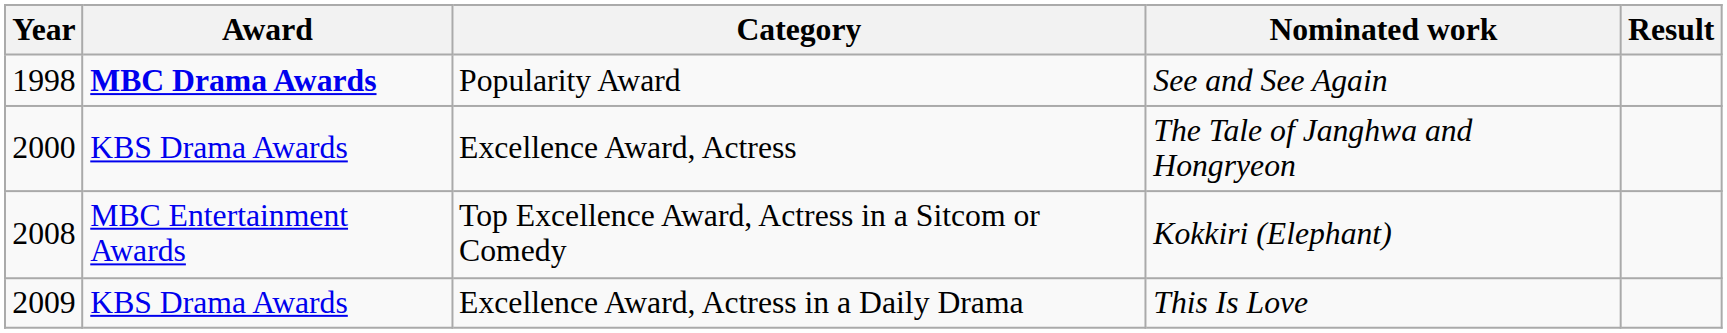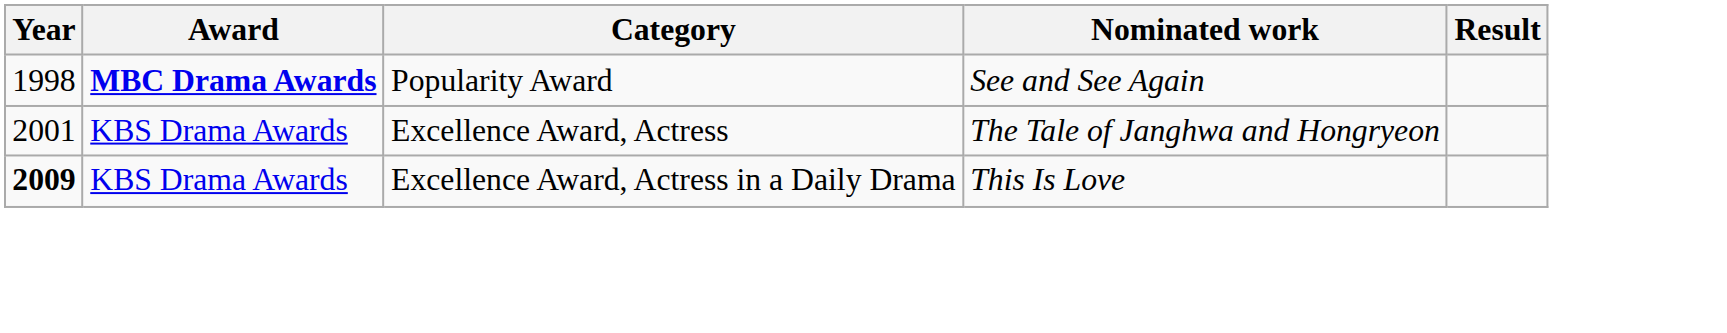(44, 147) 2000 -> (44, 130) 2001
- row: (750, 233)
(44, 301) normal -> (44, 180) bold
